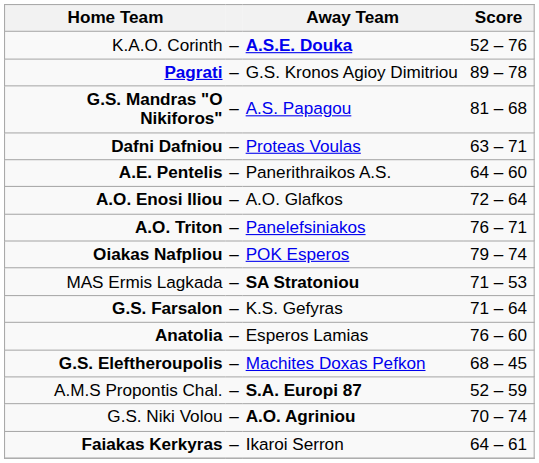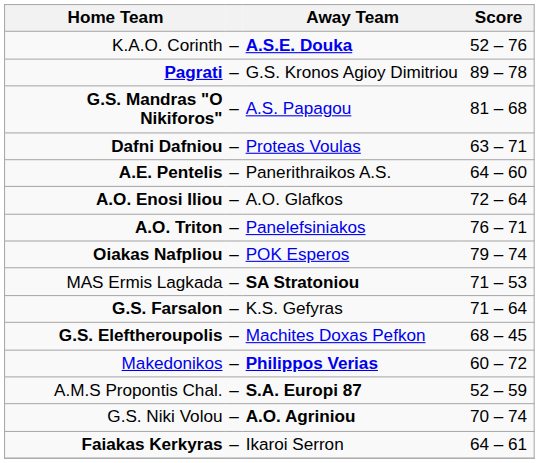- row: (189, 335)
+ row: (172, 363)
